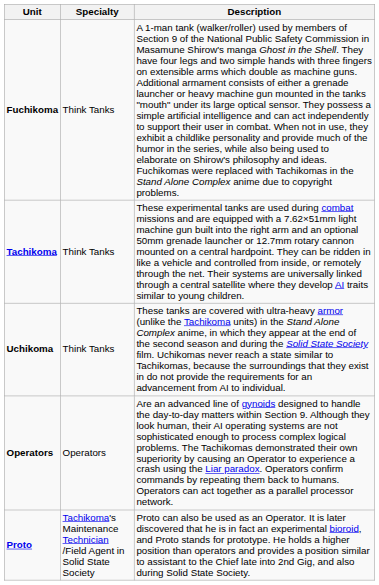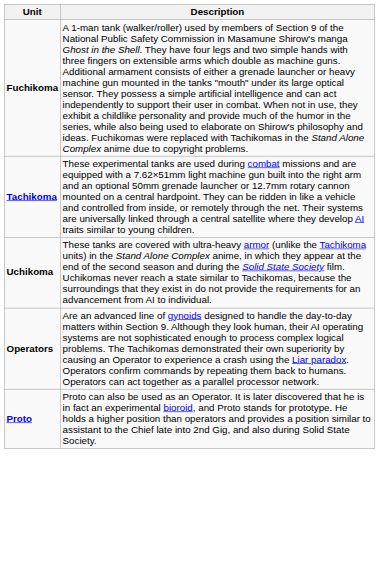- column: (97, 12)
